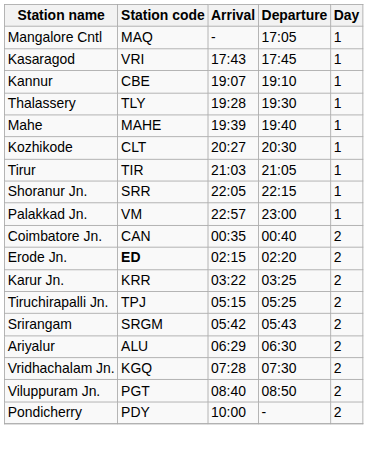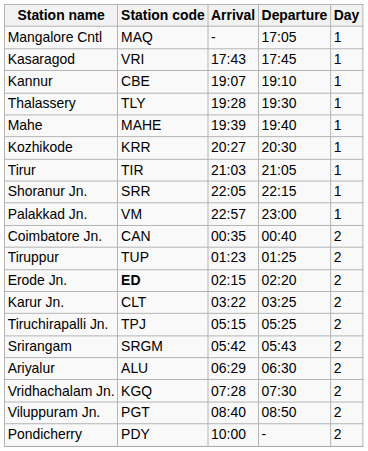(134, 147) CLT -> (136, 147) KRR
+ row: (33, 258)
(136, 280) KRR -> (134, 302) CLT
